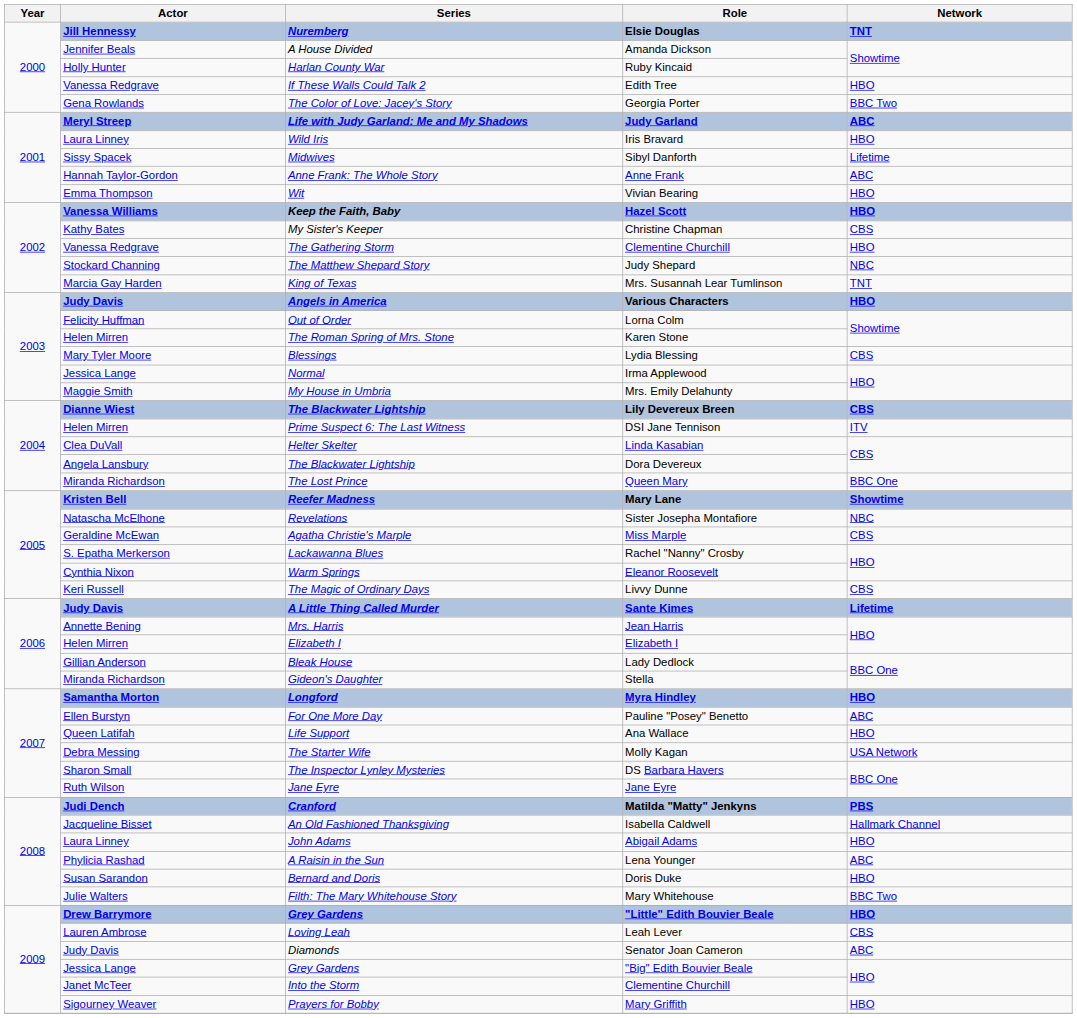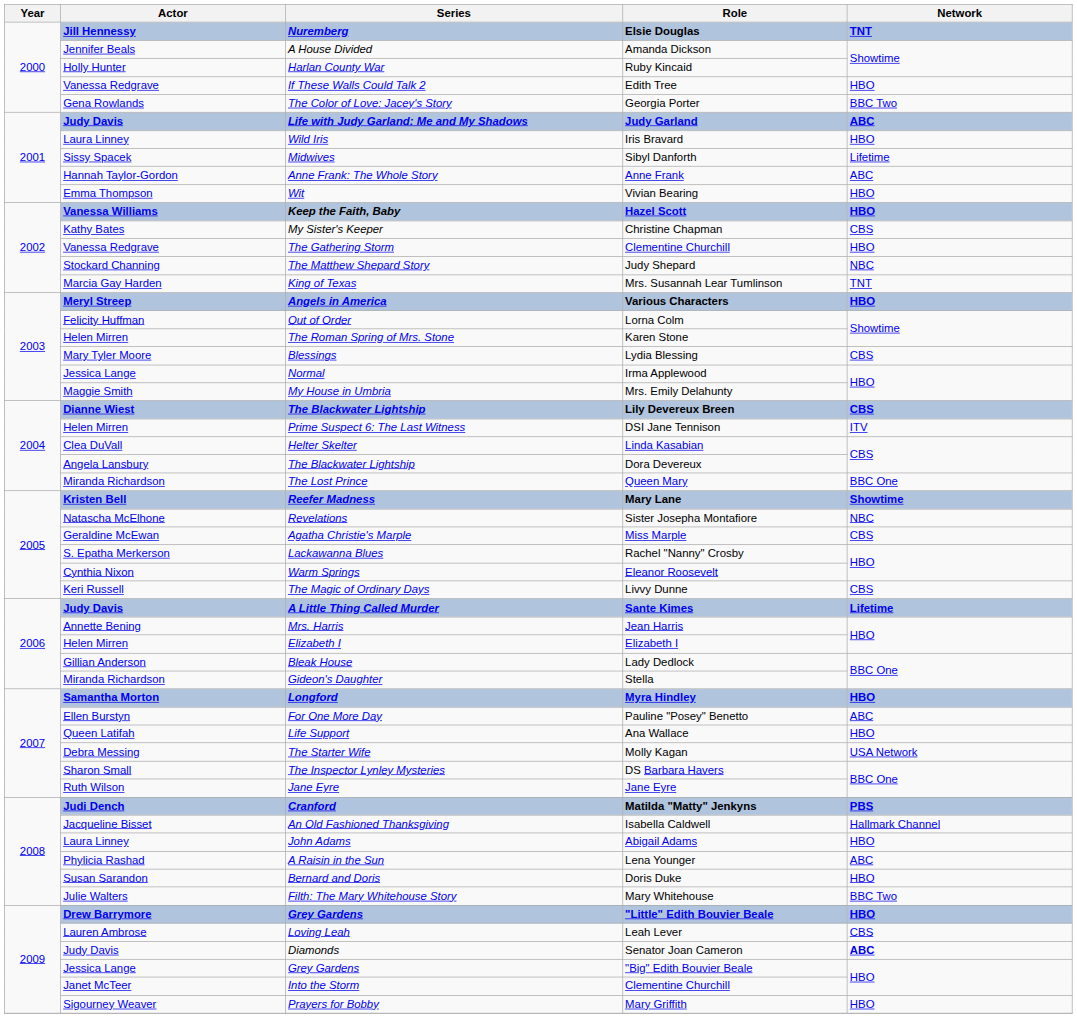(97, 121) Meryl Streep -> (93, 121) Judy Davis
(93, 301) Judy Davis -> (97, 301) Meryl Streep
(862, 950) normal -> (862, 950) bold
